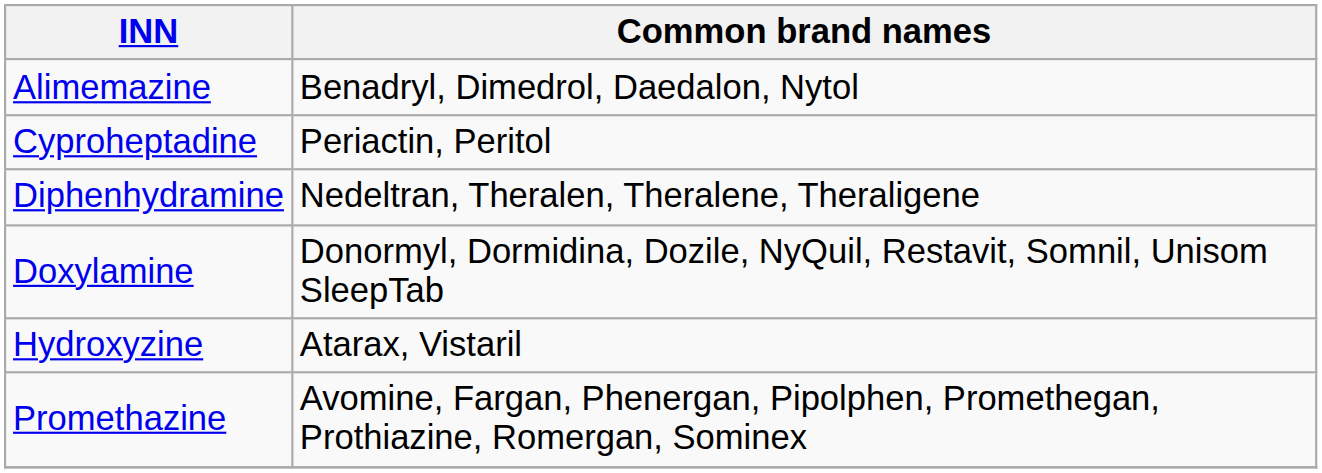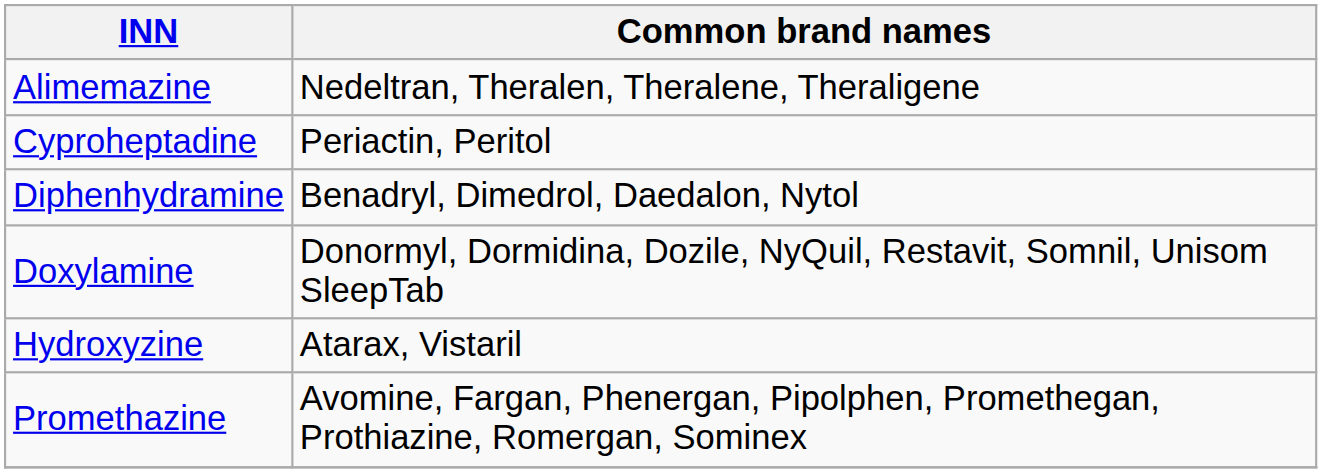(579, 86) Benadryl, Dimedrol, Daedalon, Nytol -> (640, 86) Nedeltran, Theralen, Theralene, Theraligene
(640, 196) Nedeltran, Theralen, Theralene, Theraligene -> (579, 196) Benadryl, Dimedrol, Daedalon, Nytol
